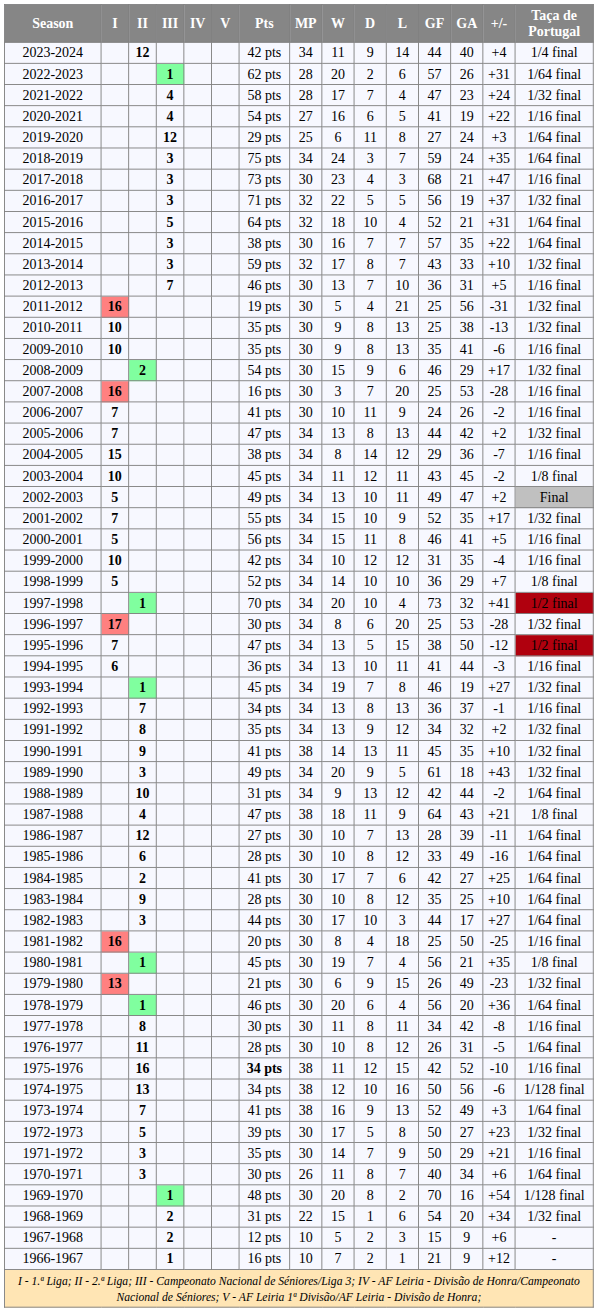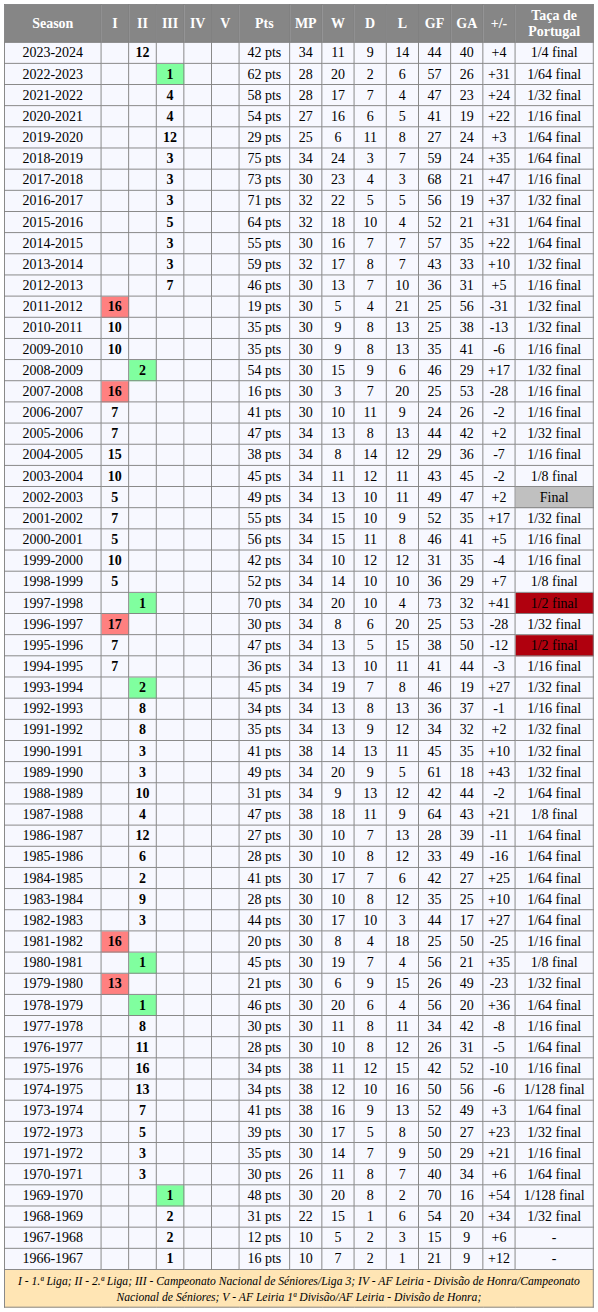(264, 243) 38 pts -> (264, 243) 55 pts
(115, 666) 6 -> (115, 666) 7
(142, 687) 1 -> (142, 687) 2
(142, 708) 7 -> (142, 708) 8
(142, 751) 9 -> (142, 751) 3
(264, 1068) bold -> (264, 1068) normal
